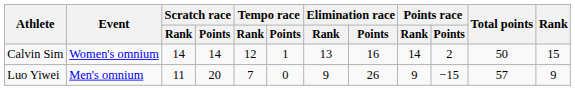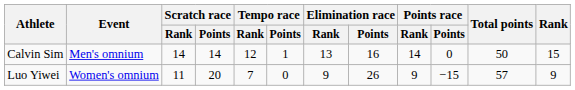(114, 54) Women's omnium -> (106, 54) Men's omnium
(449, 54) 2 -> (449, 54) 0
(106, 75) Men's omnium -> (114, 75) Women's omnium
